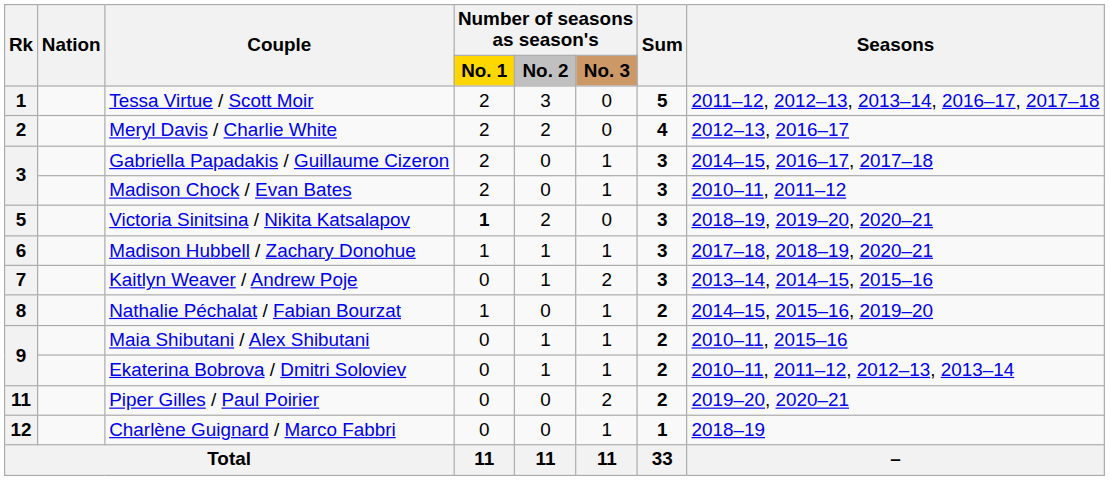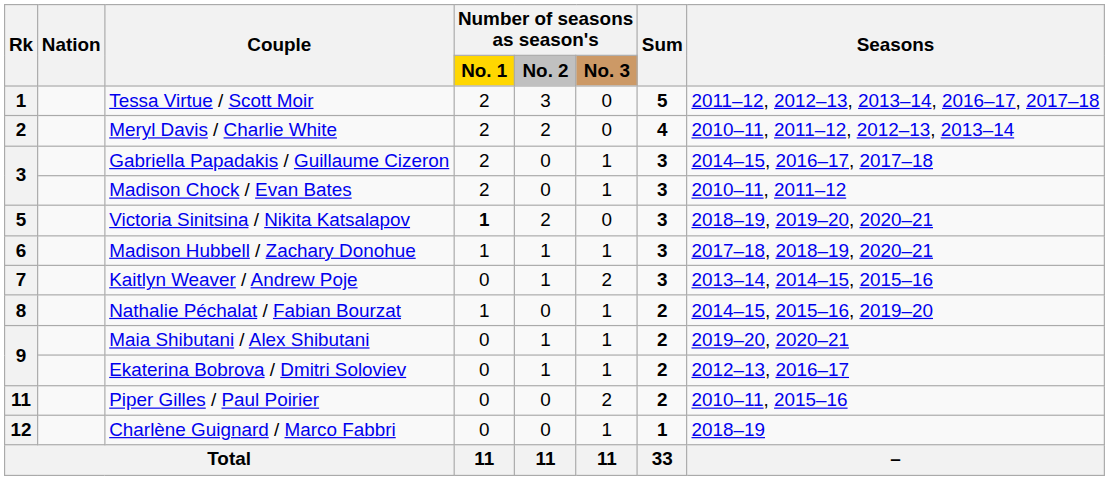(770, 130) 2012–13, 2016–17 -> (853, 130) 2010–11, 2011–12, 2012–13, 2013–14
(770, 340) 2010–11, 2015–16 -> (770, 340) 2019–20, 2020–21
(853, 370) 2010–11, 2011–12, 2012–13, 2013–14 -> (770, 370) 2012–13, 2016–17
(770, 400) 2019–20, 2020–21 -> (770, 400) 2010–11, 2015–16
